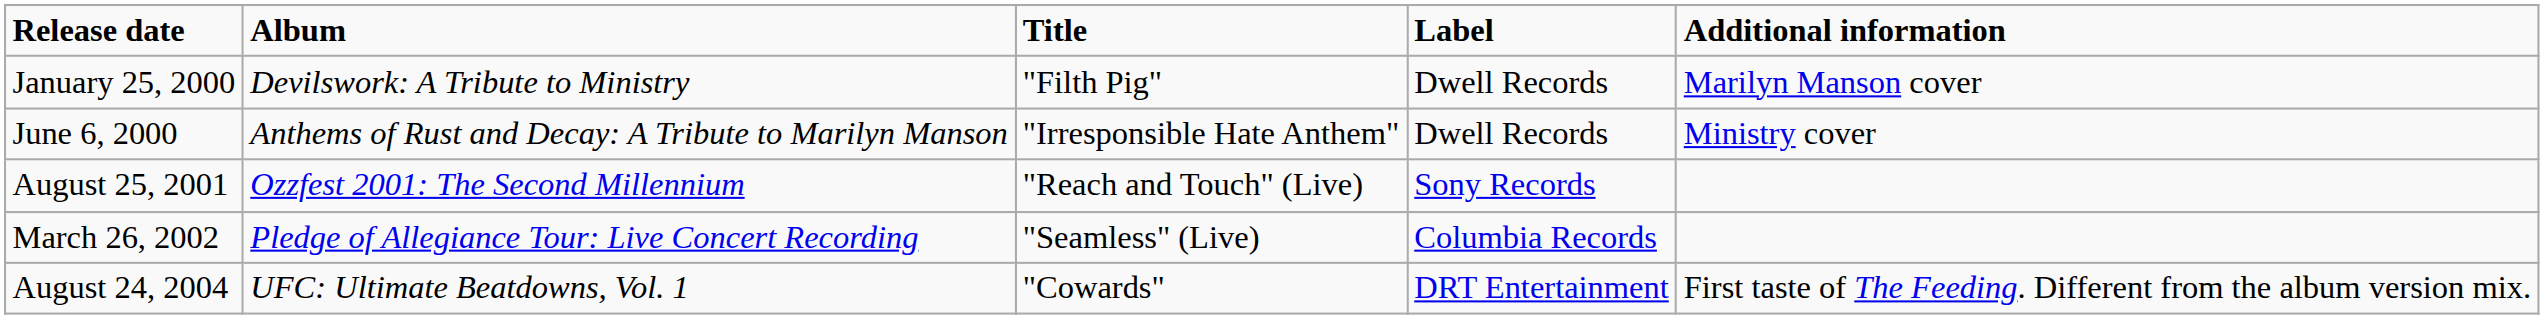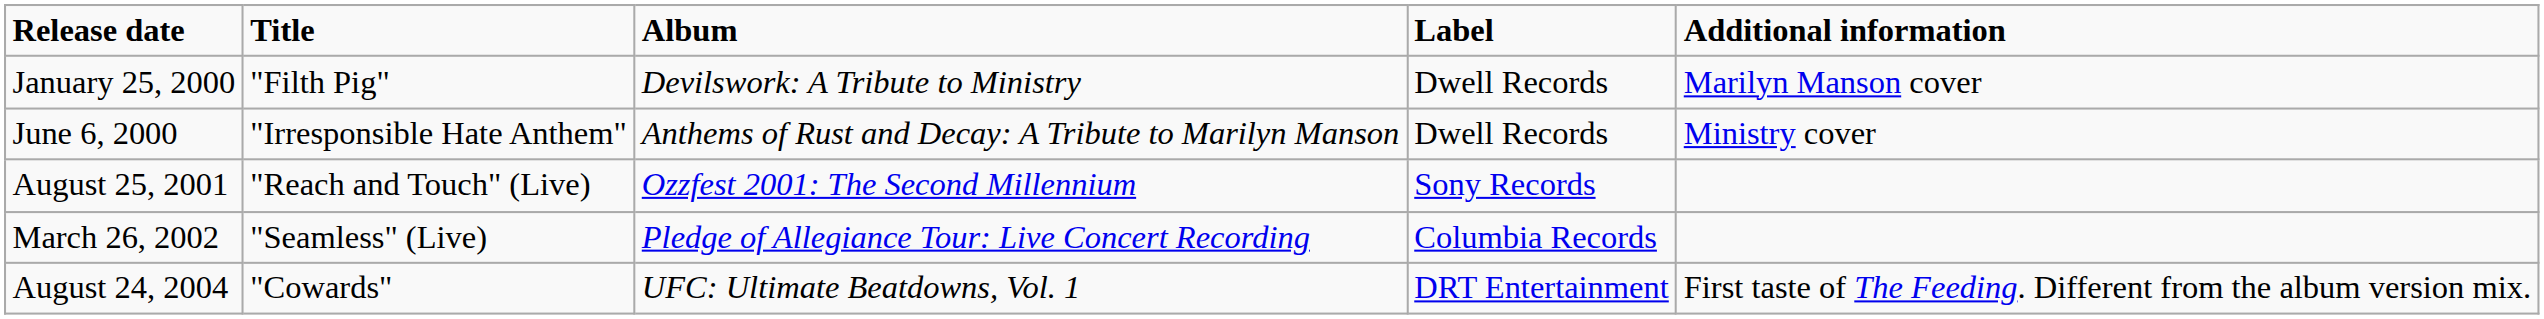columns swapped: (1055, 30) <-> (298, 30)
